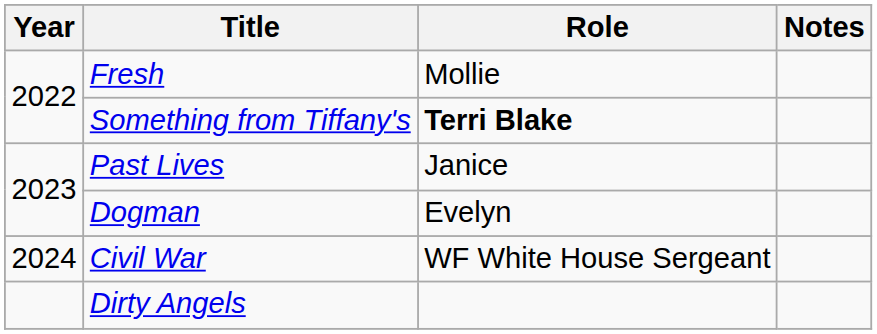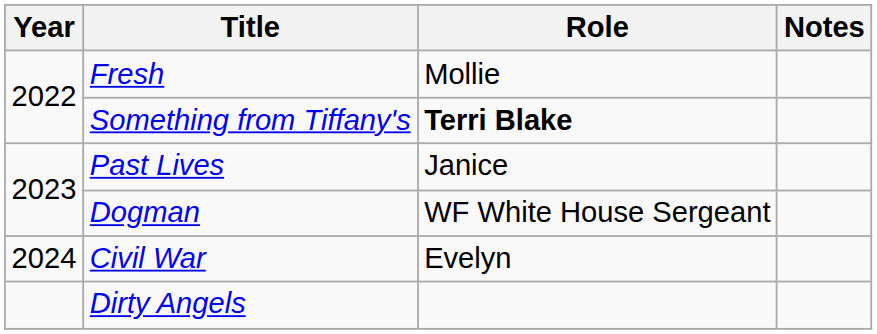(468, 212) Evelyn -> (597, 212) WF White House Sergeant
(597, 258) WF White House Sergeant -> (468, 258) Evelyn
